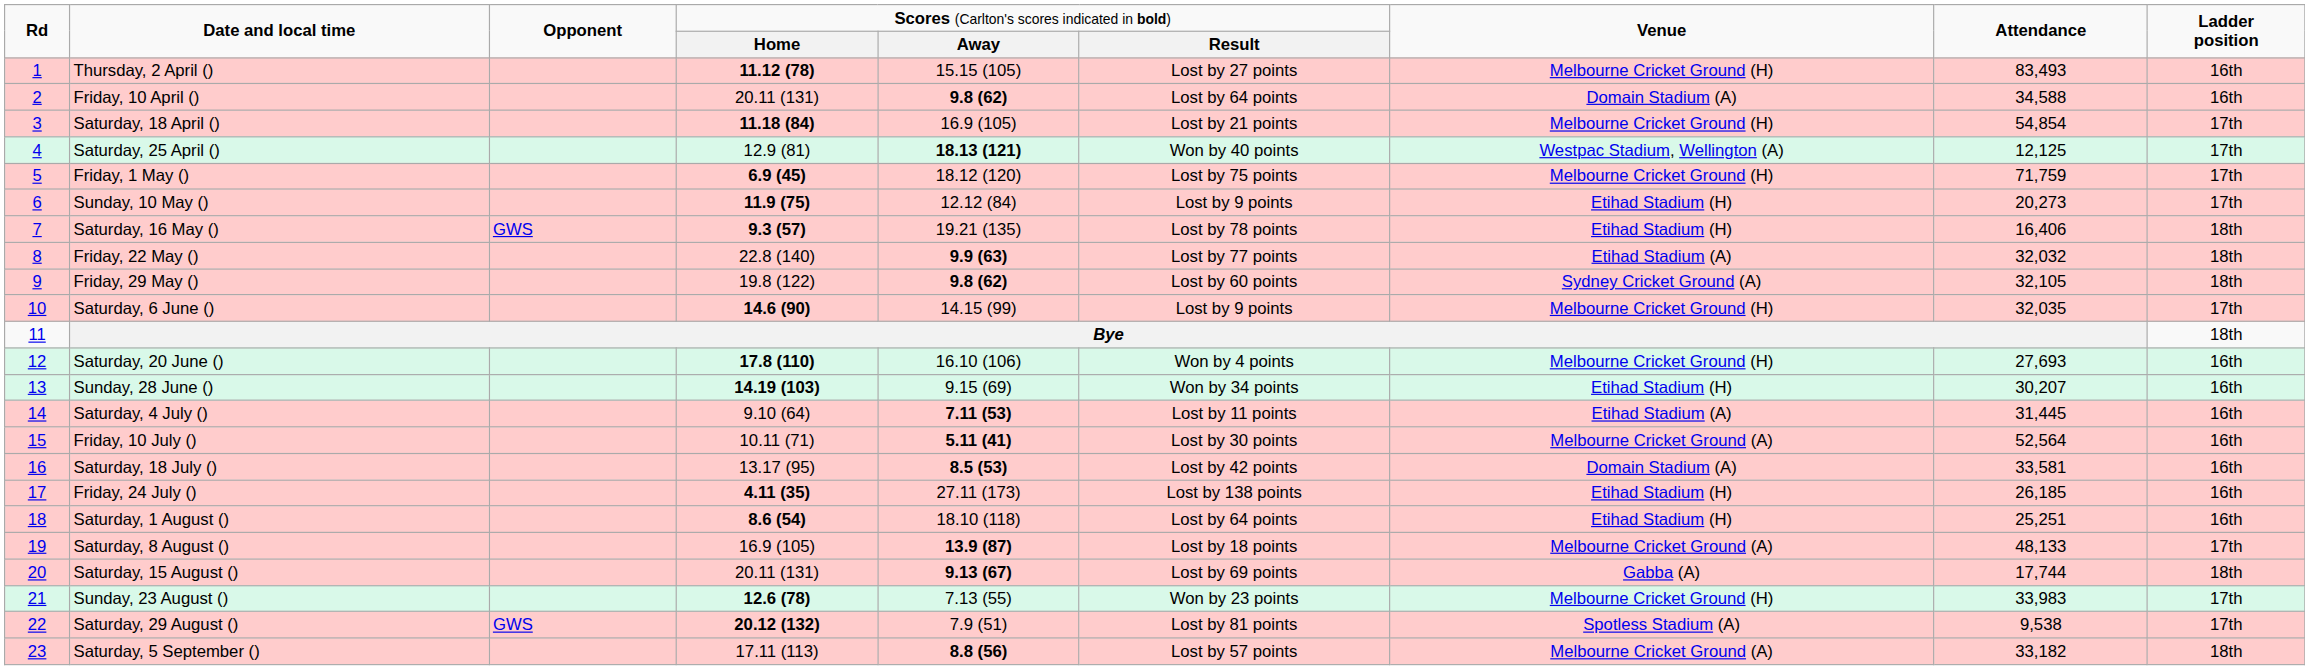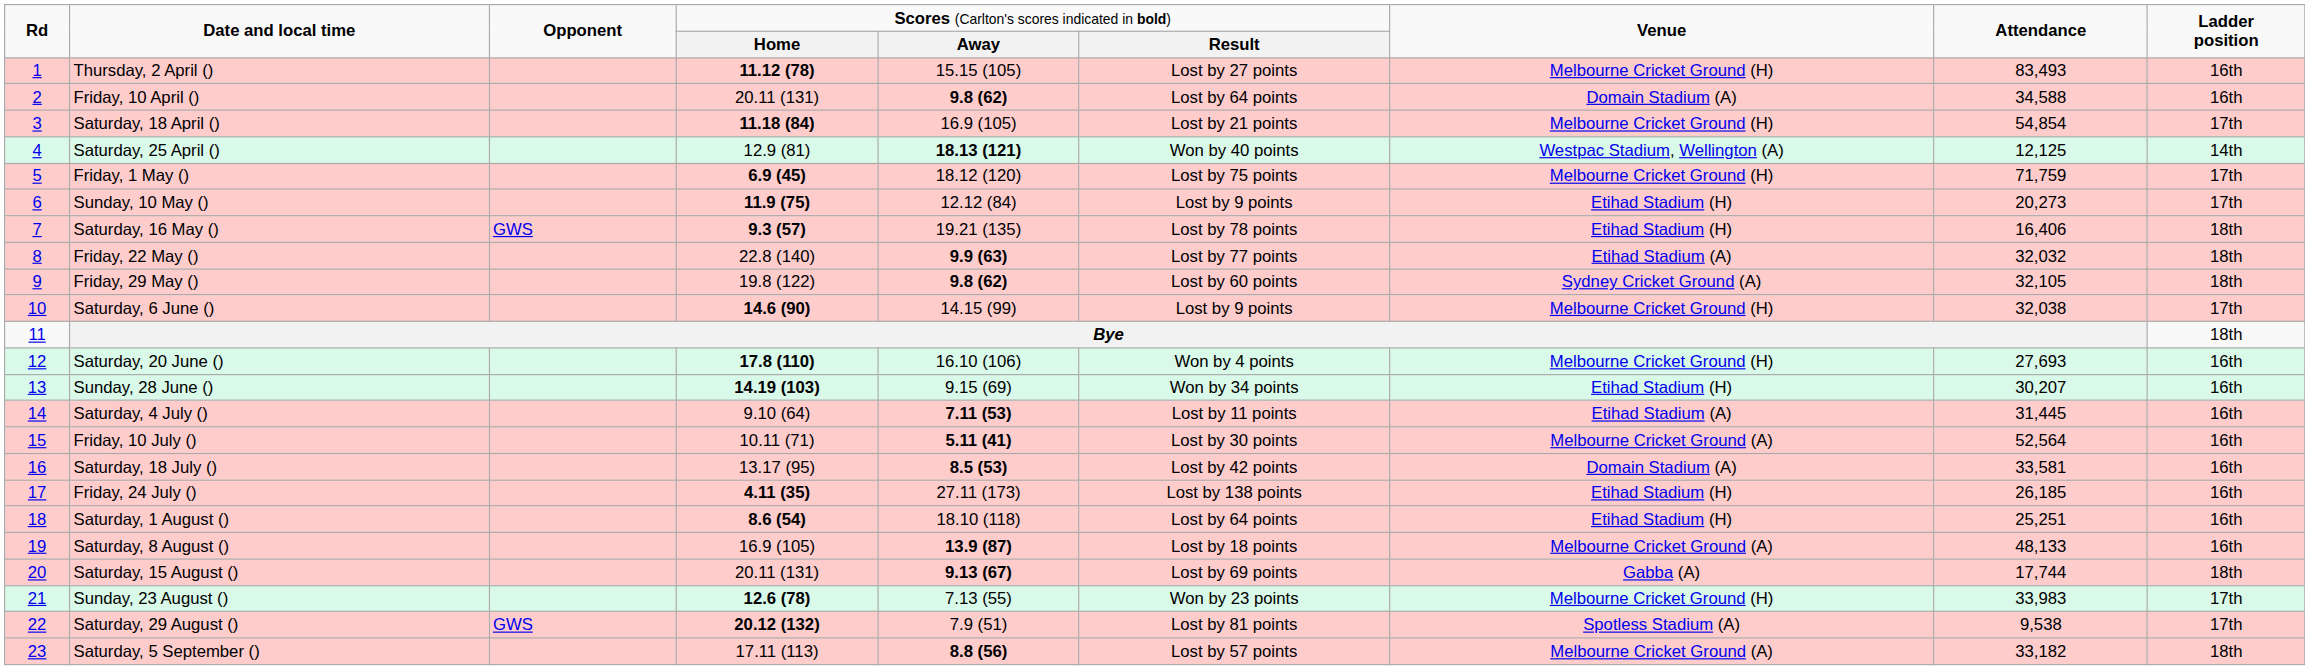(2226, 150) 17th -> (2226, 150) 14th
(2041, 308) 32,035 -> (2041, 308) 32,038
(2226, 546) 17th -> (2226, 546) 16th
